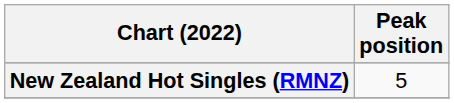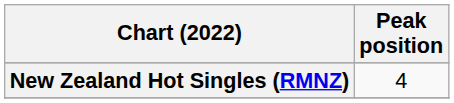(401, 80) 5 -> (401, 80) 4
